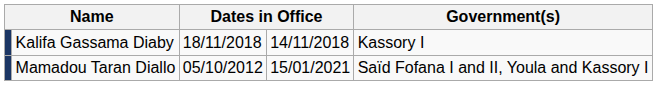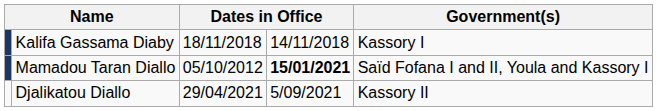(310, 67) normal -> (310, 67) bold
+ row: (73, 93)
